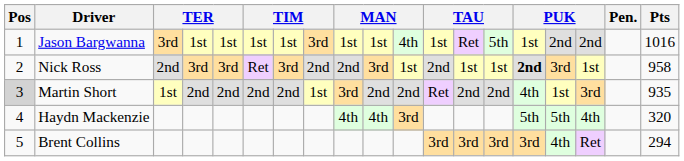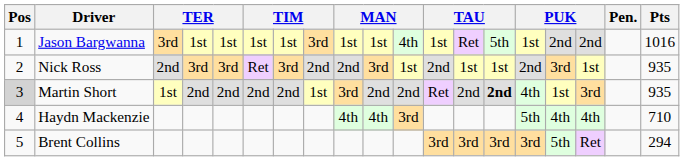(529, 66) bold -> (530, 66) normal
(660, 66) 958 -> (660, 66) 935
(499, 92) normal -> (499, 92) bold
(560, 117) 5th -> (560, 117) 4th
(660, 117) 320 -> (660, 117) 710
(560, 142) 4th -> (560, 142) 5th
